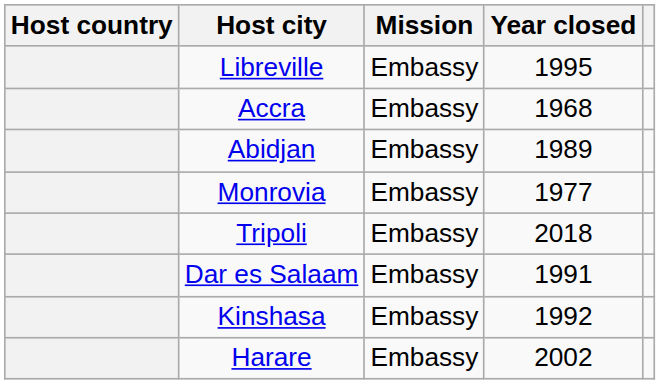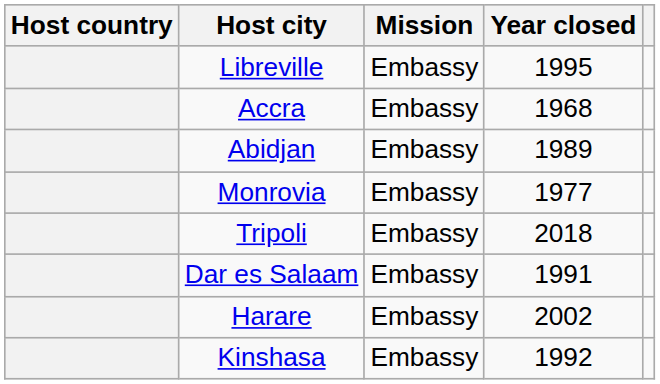rows swapped: (272, 316) <-> (272, 358)
